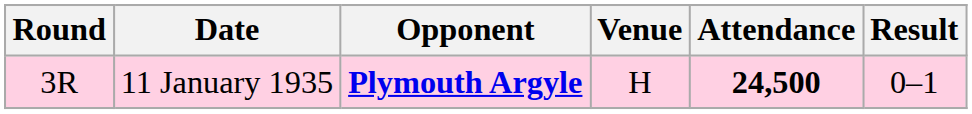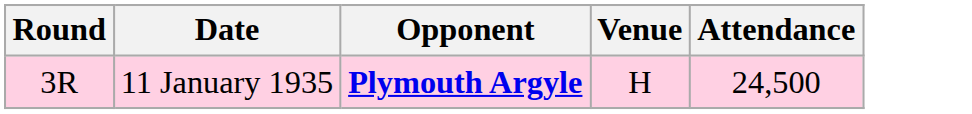- column: (914, 30)
(776, 81) bold -> (776, 81) normal
